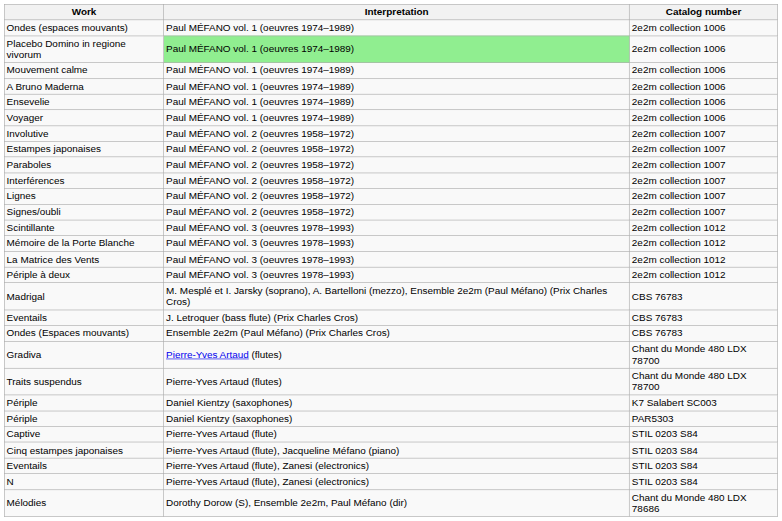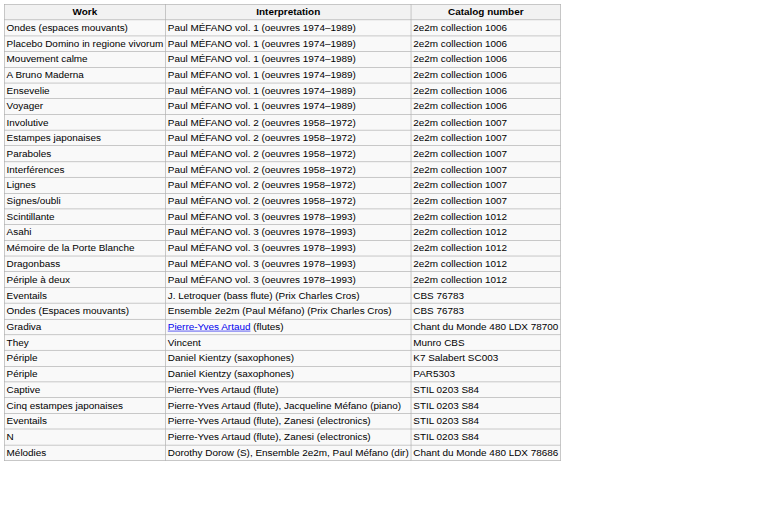(260, 49) lightgreen background -> (262, 43) no background
+ row: (19, 232)
+ row: (33, 264)
- row: (53, 259)
- row: (26, 296)
- row: (44, 381)
+ row: (18, 342)
